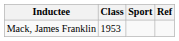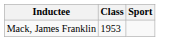- column: (164, 12)
